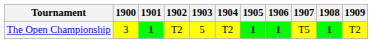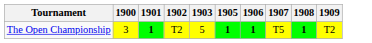- column: (228, 13)
